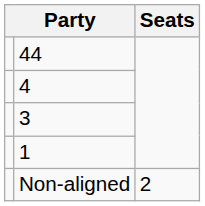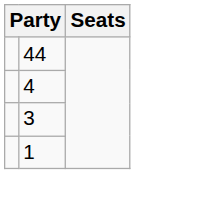- row: (75, 184)
